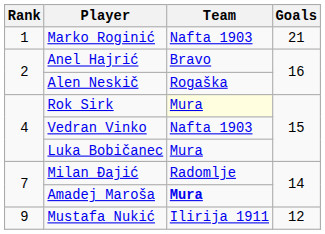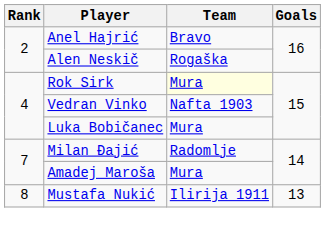- row: (101, 38)
(186, 195) bold -> (186, 173) normal
(24, 218) 9 -> (24, 195) 8
(296, 218) 12 -> (296, 195) 13
